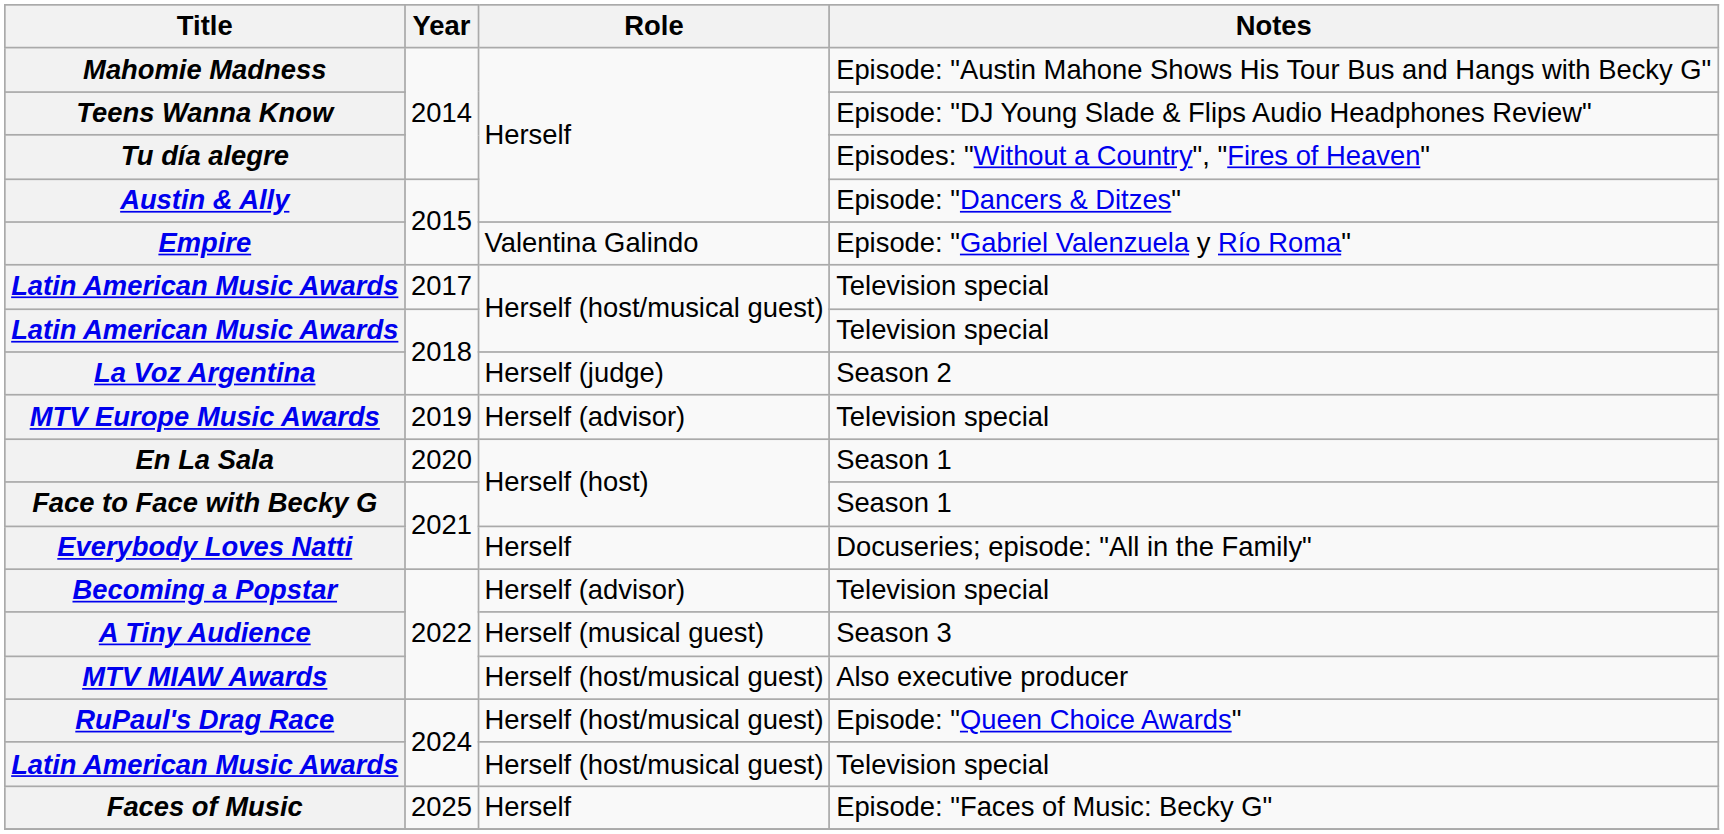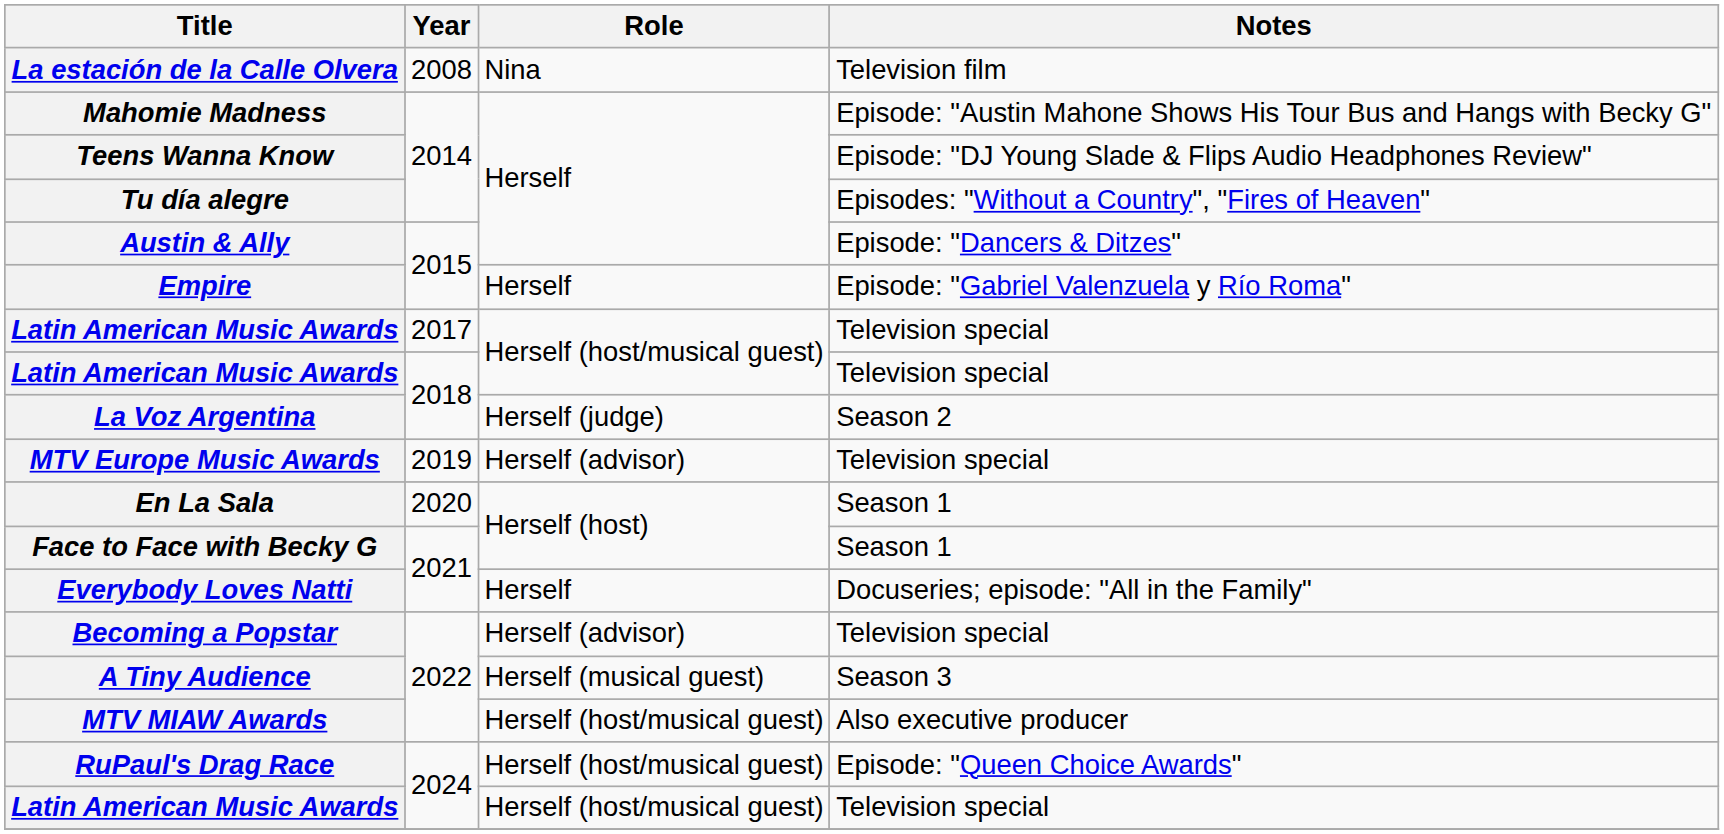+ row: (205, 69)
(591, 243) Valentina Galindo -> (528, 286) Herself
- row: (205, 807)
